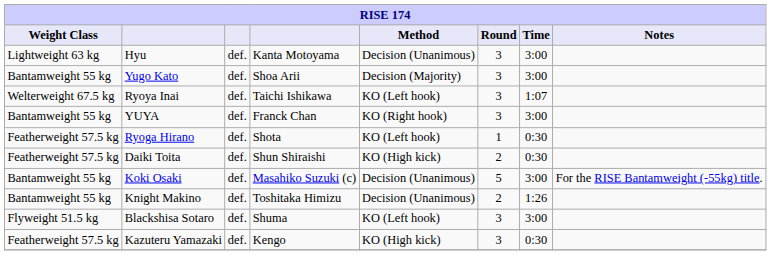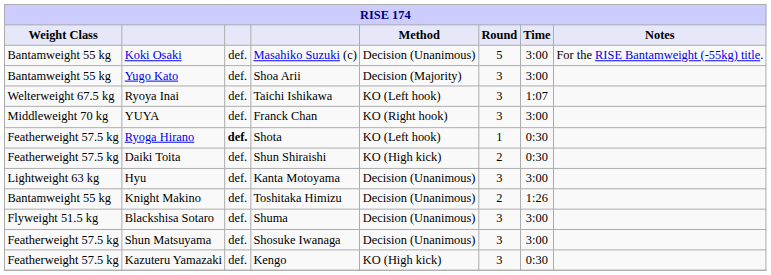rows swapped: (153, 178) <-> (135, 55)
(59, 116) Bantamweight 55 kg -> (58, 116) Middleweight 70 kg
(237, 137) normal -> (238, 137) bold
(401, 219) KO (Left hook) -> (419, 219) Decision (Unanimous)
+ row: (168, 239)
